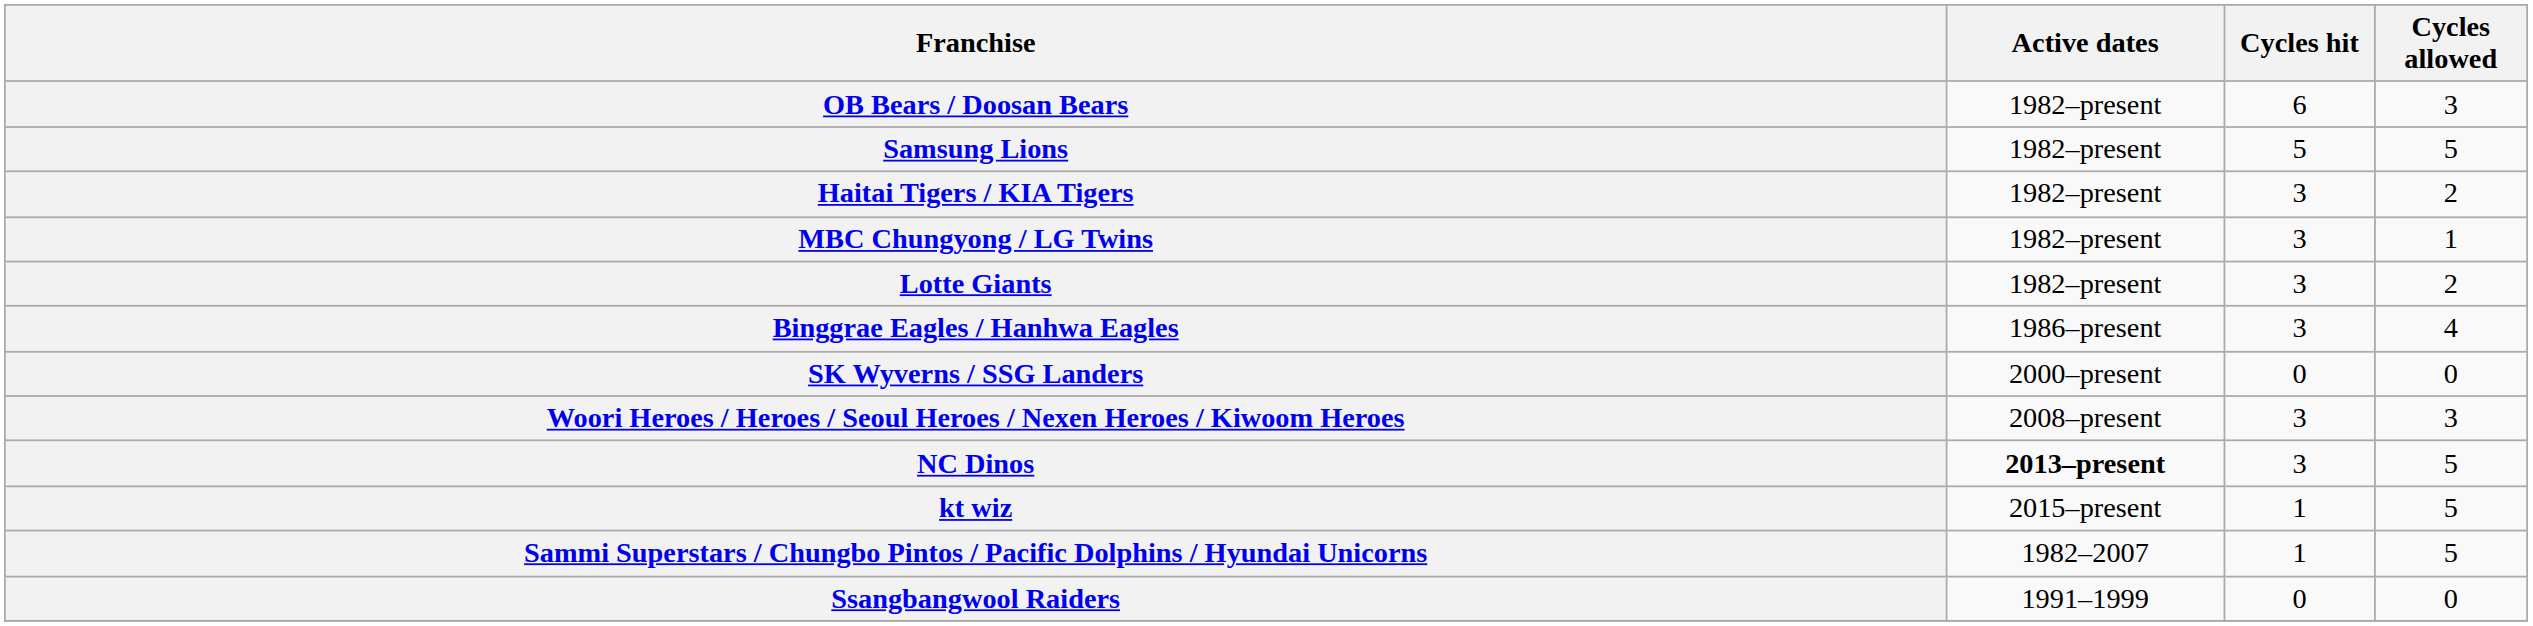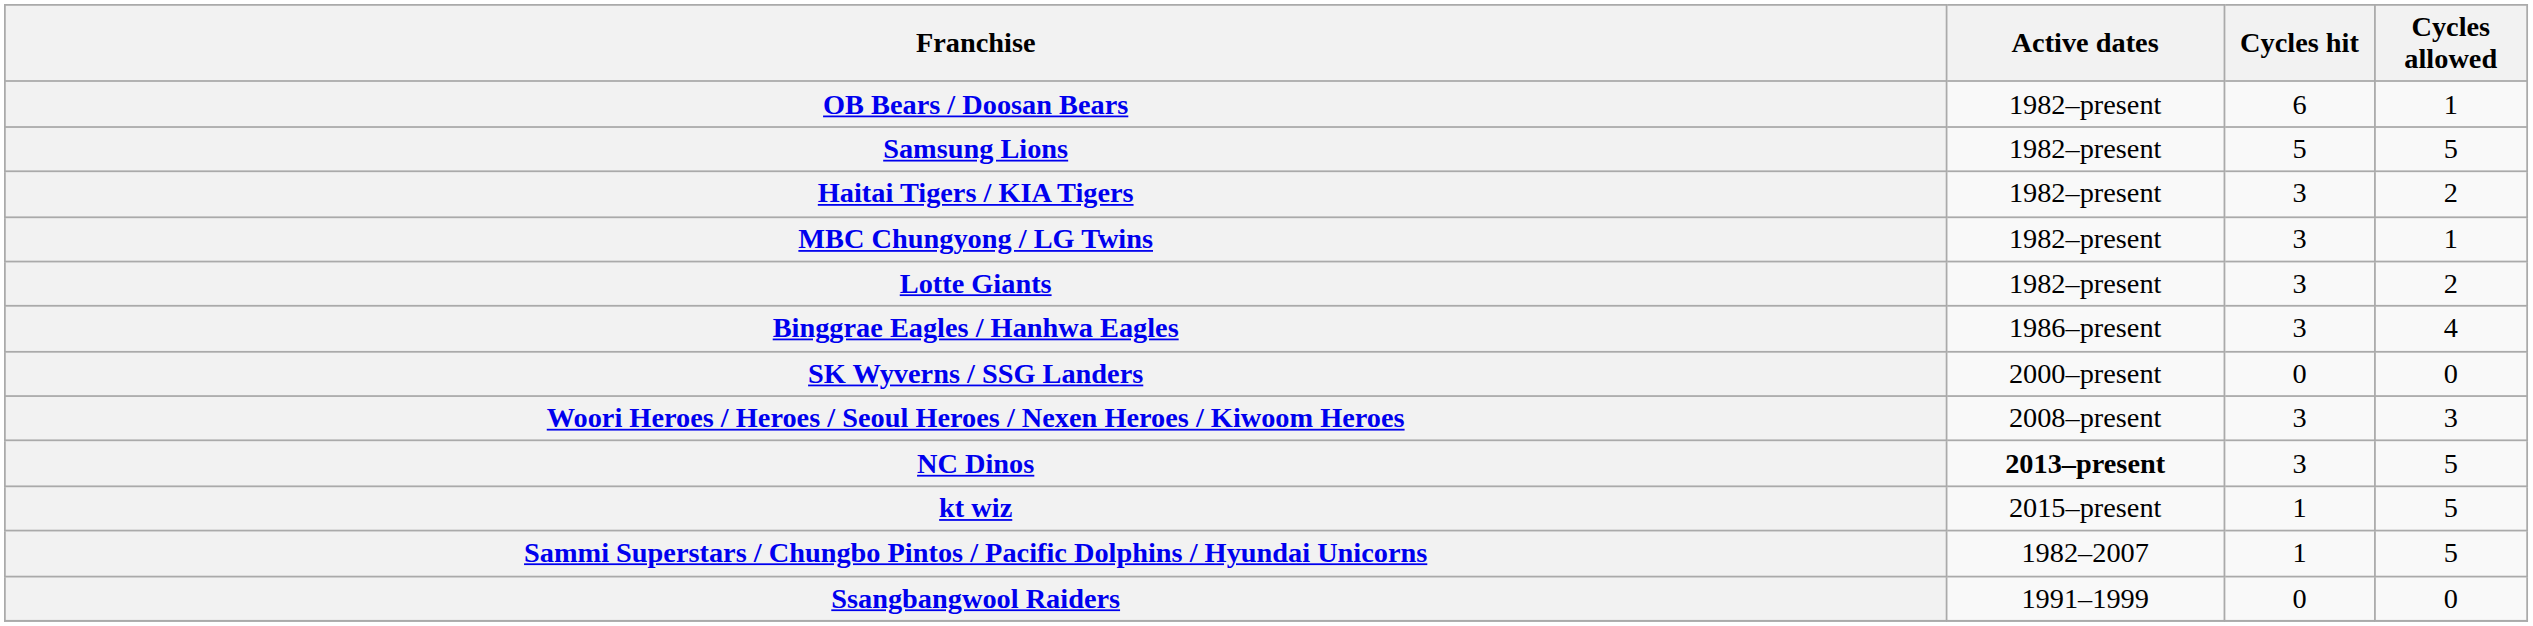(2451, 103) 3 -> (2451, 103) 1
